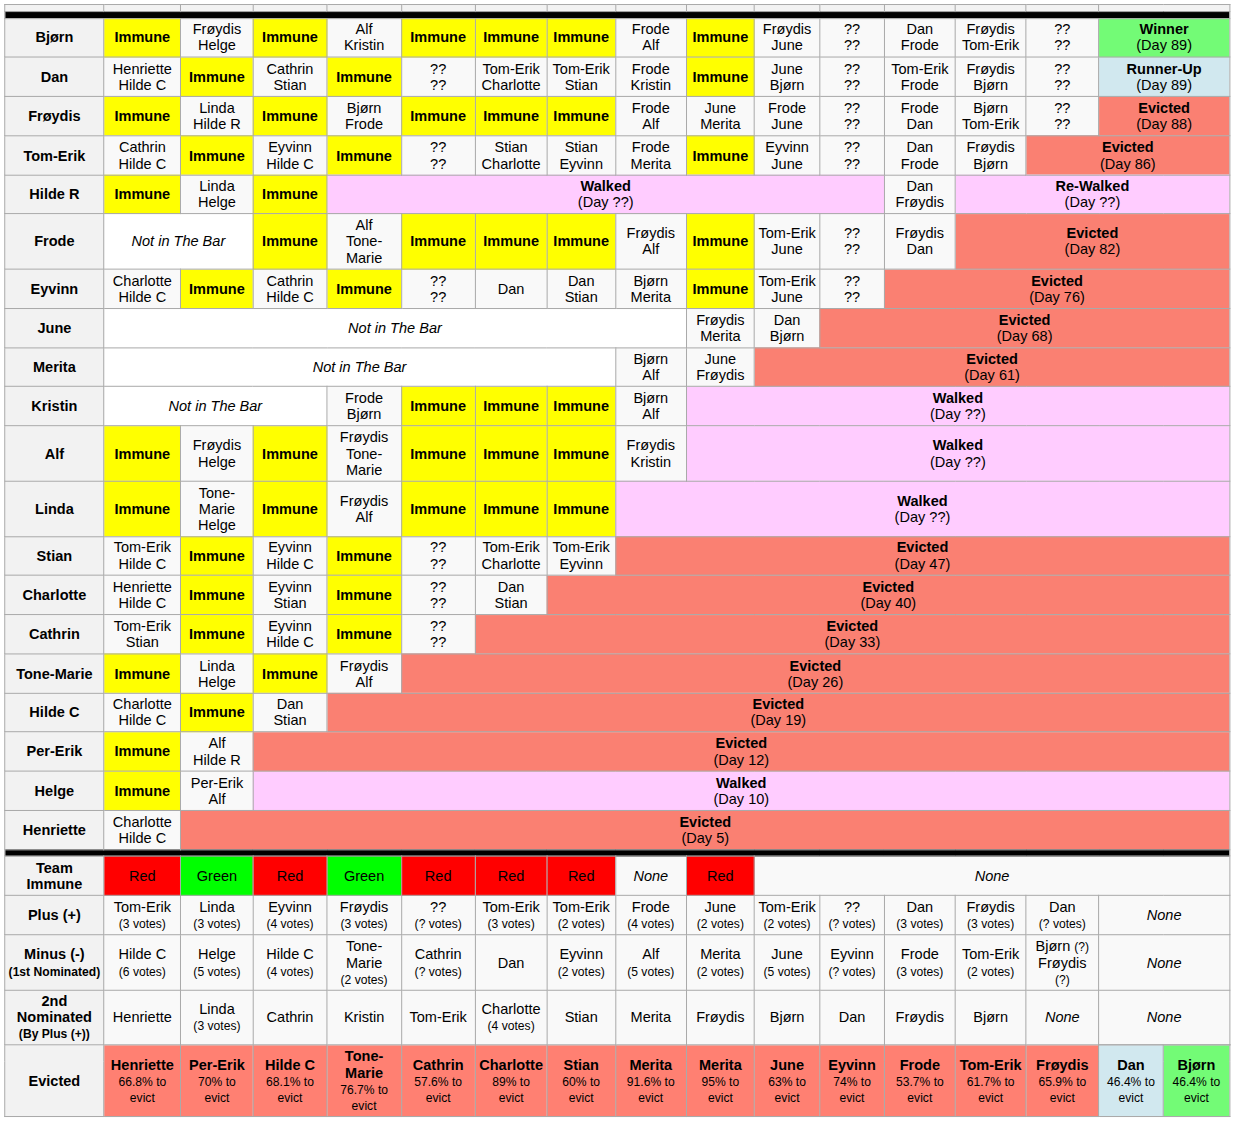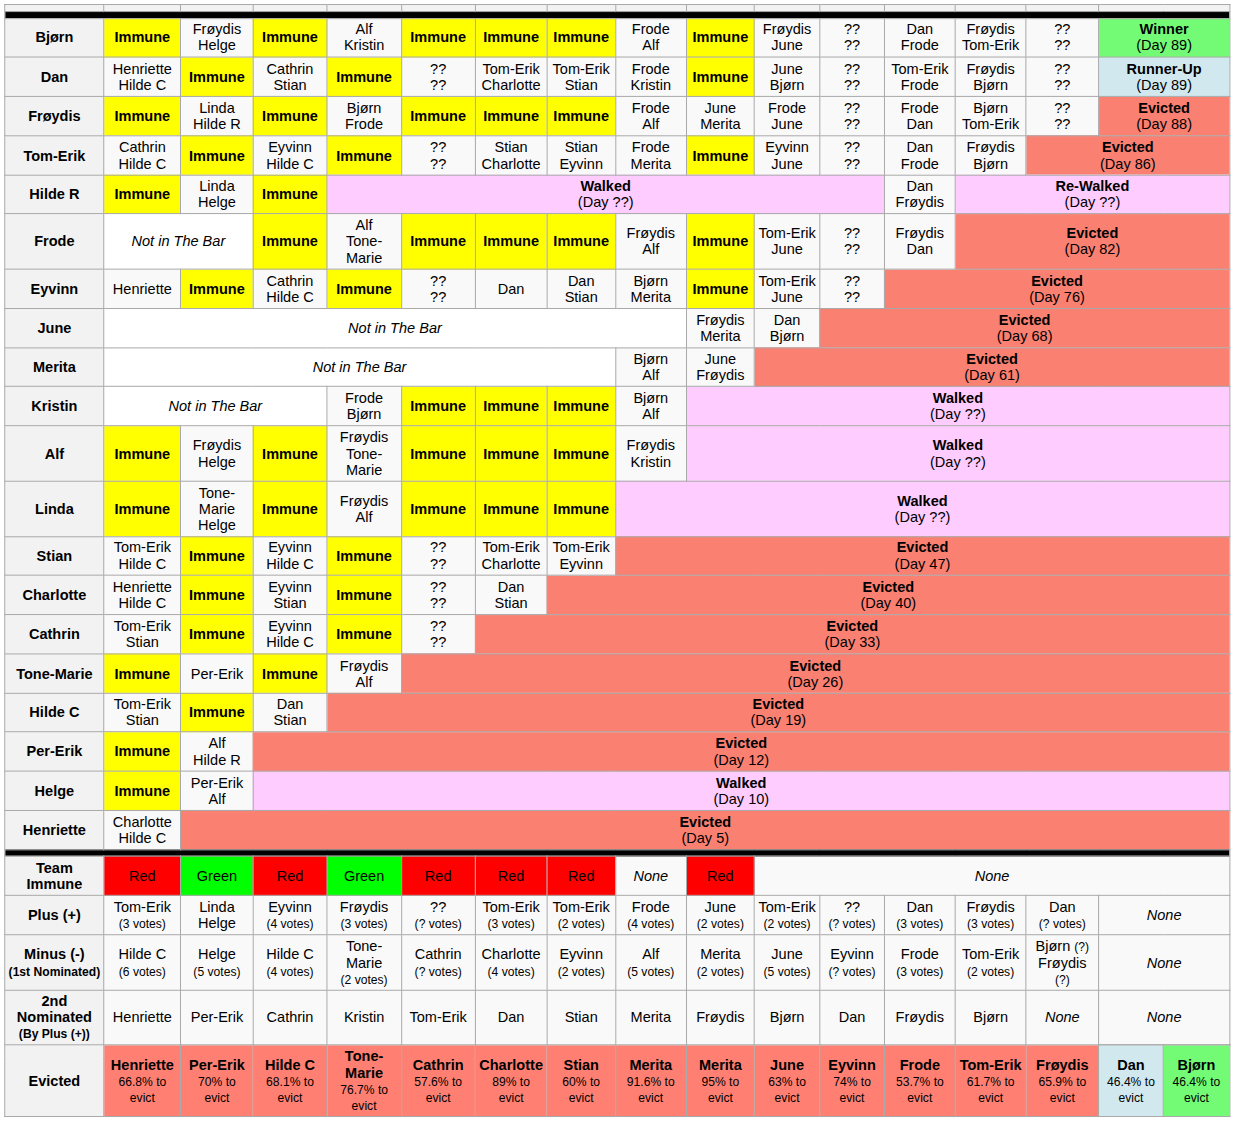(142, 289) Charlotte Hilde C -> (142, 289) Henriette
(217, 674) Linda Helge -> (217, 674) Per-Erik
(142, 713) Charlotte Hilde C -> (142, 713) Tom-Erik Stian
(217, 915) Linda (3 votes) -> (217, 915) Linda Helge
(511, 963) Dan -> (511, 963) Charlotte (4 votes)
(217, 1018) Linda (3 votes) -> (217, 1018) Per-Erik
(511, 1018) Charlotte (4 votes) -> (511, 1018) Dan
